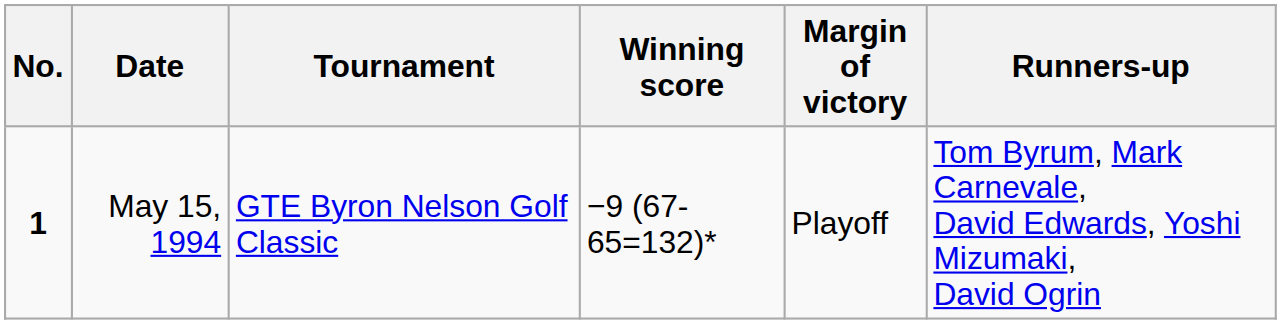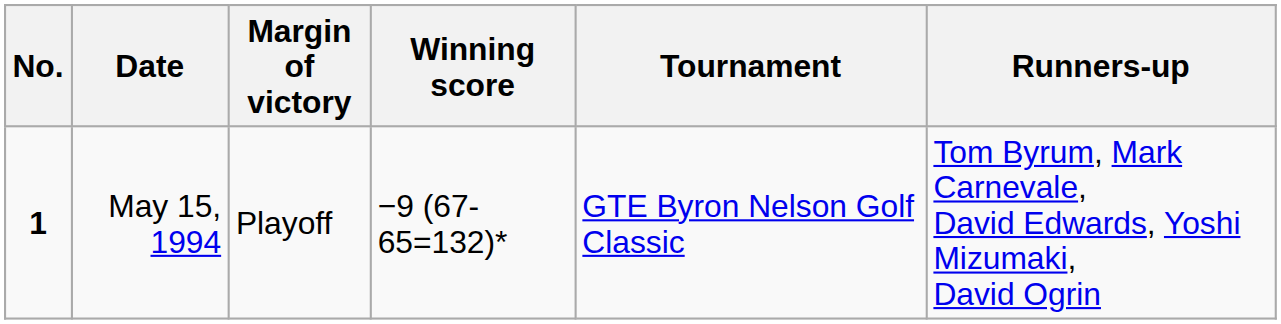columns swapped: (404, 66) <-> (855, 66)
